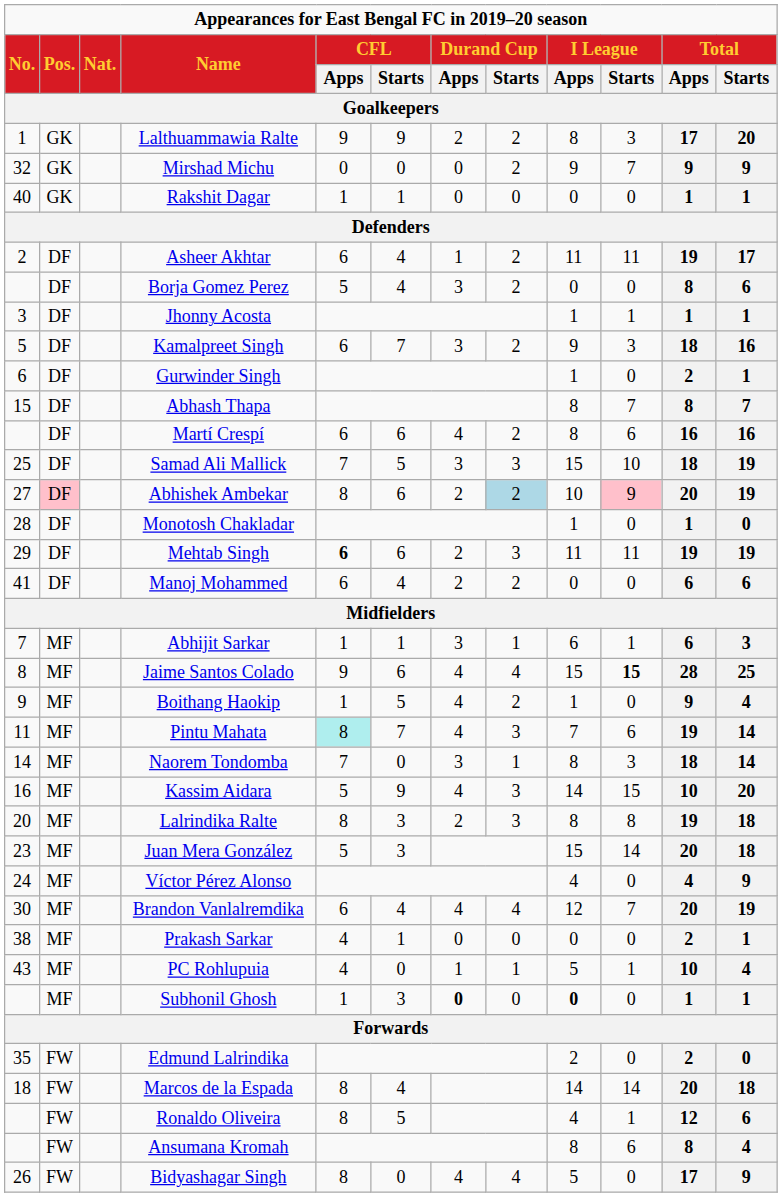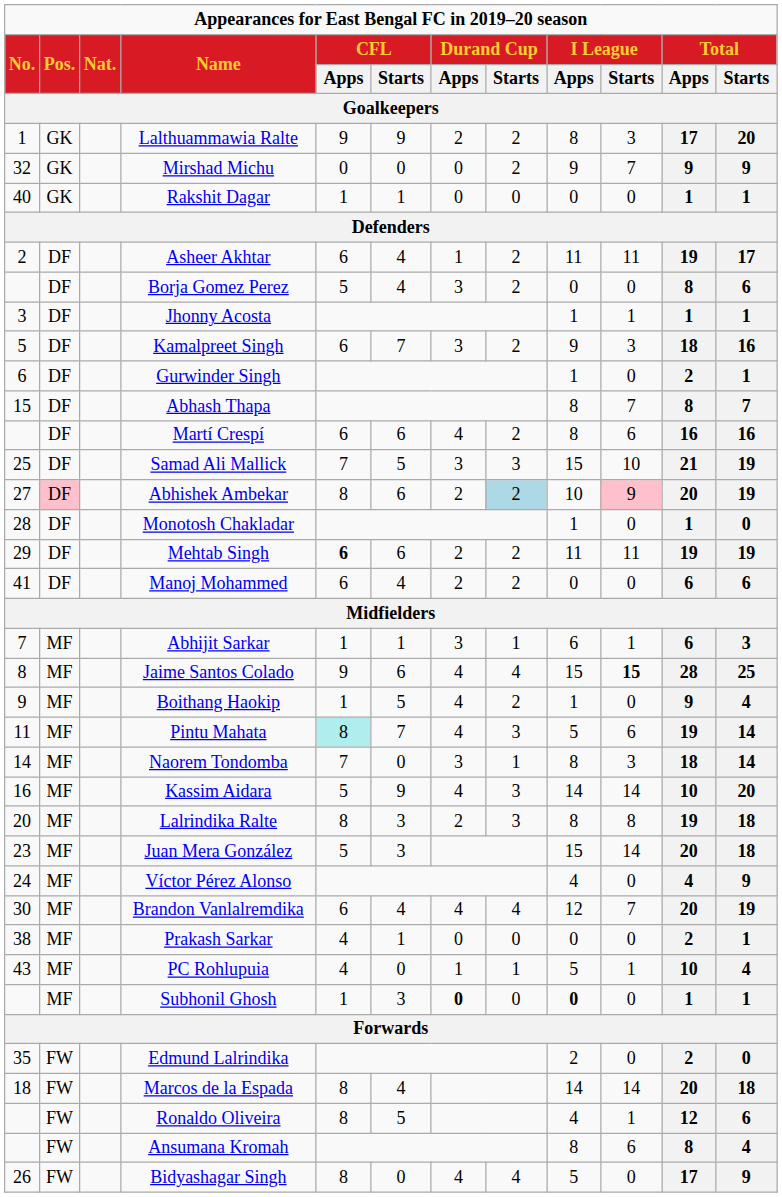(689, 465) 18 -> (689, 465) 21
(516, 554) 3 -> (516, 554) 2
(574, 732) 7 -> (574, 732) 5
(631, 791) 15 -> (631, 791) 14
